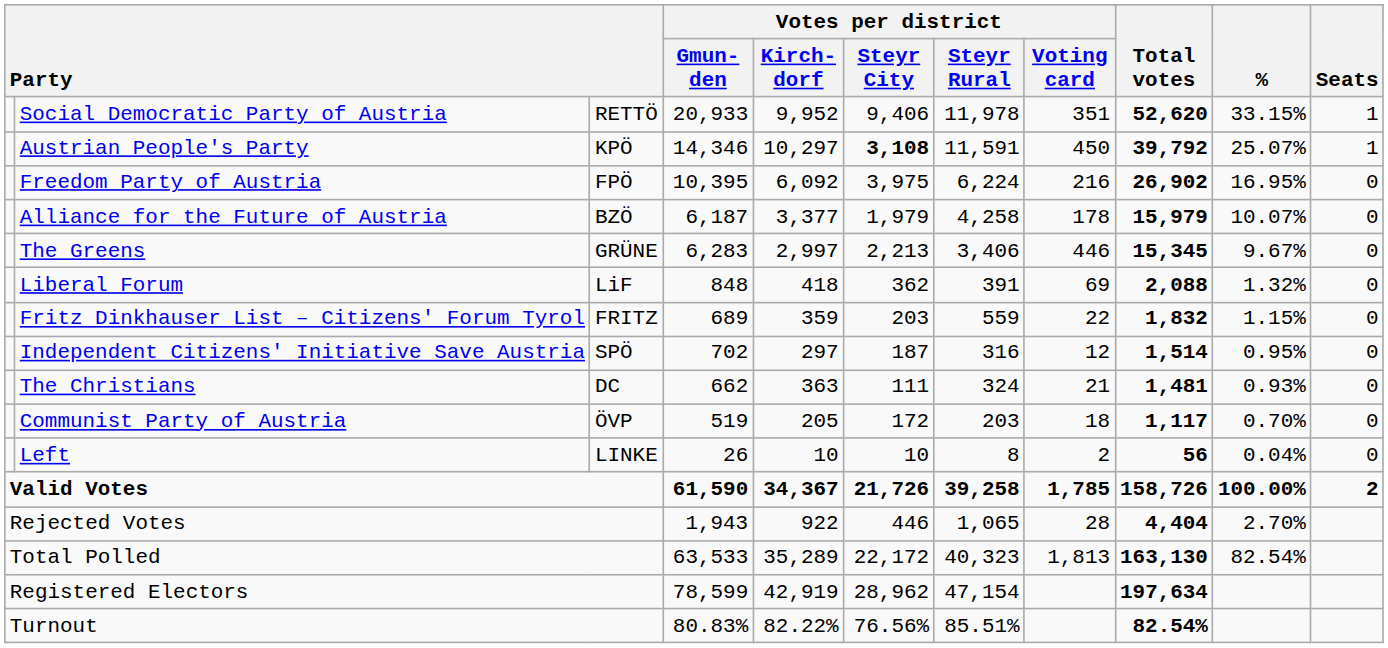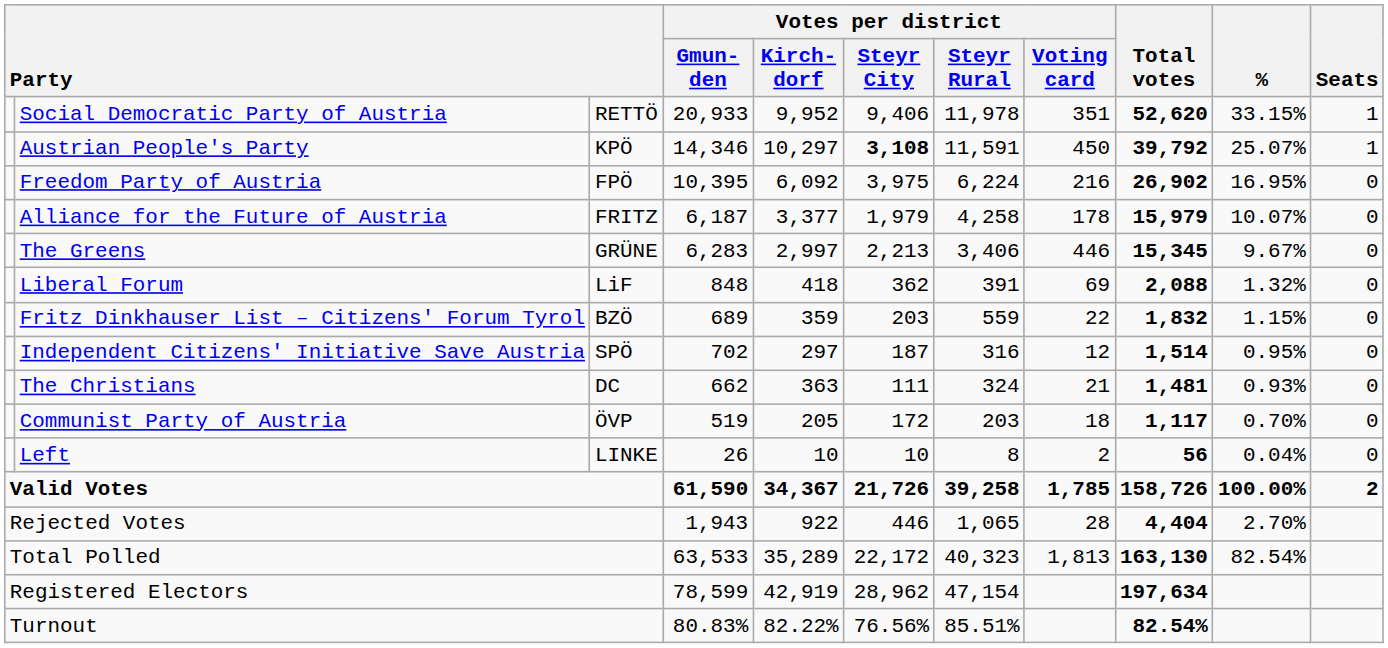(614, 217) BZÖ -> (626, 217) FRITZ
(626, 319) FRITZ -> (614, 319) BZÖ
